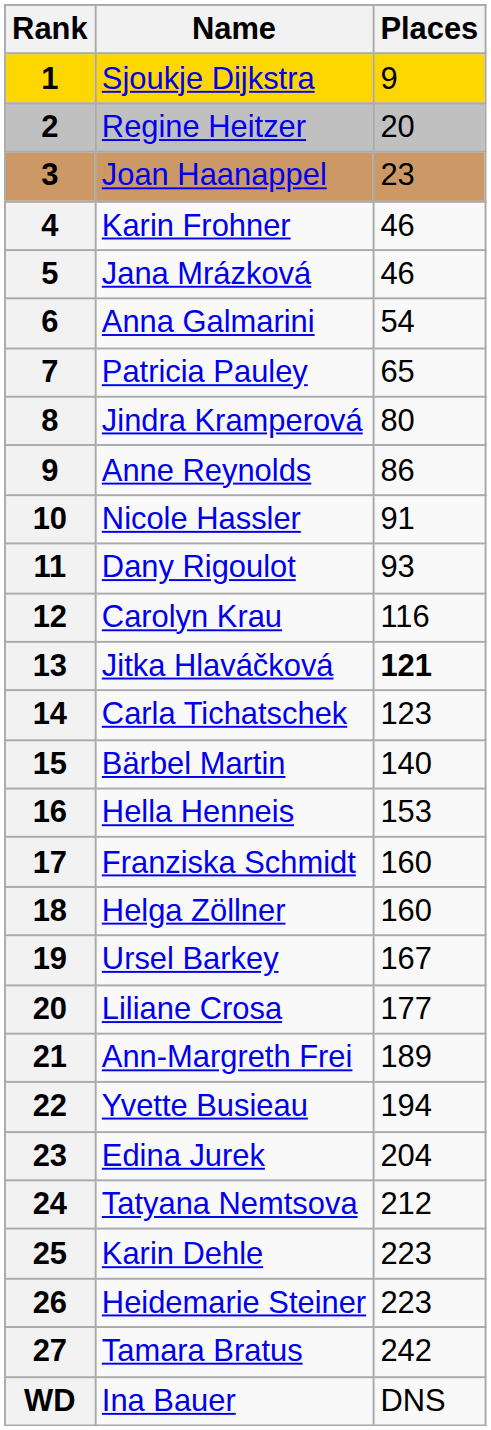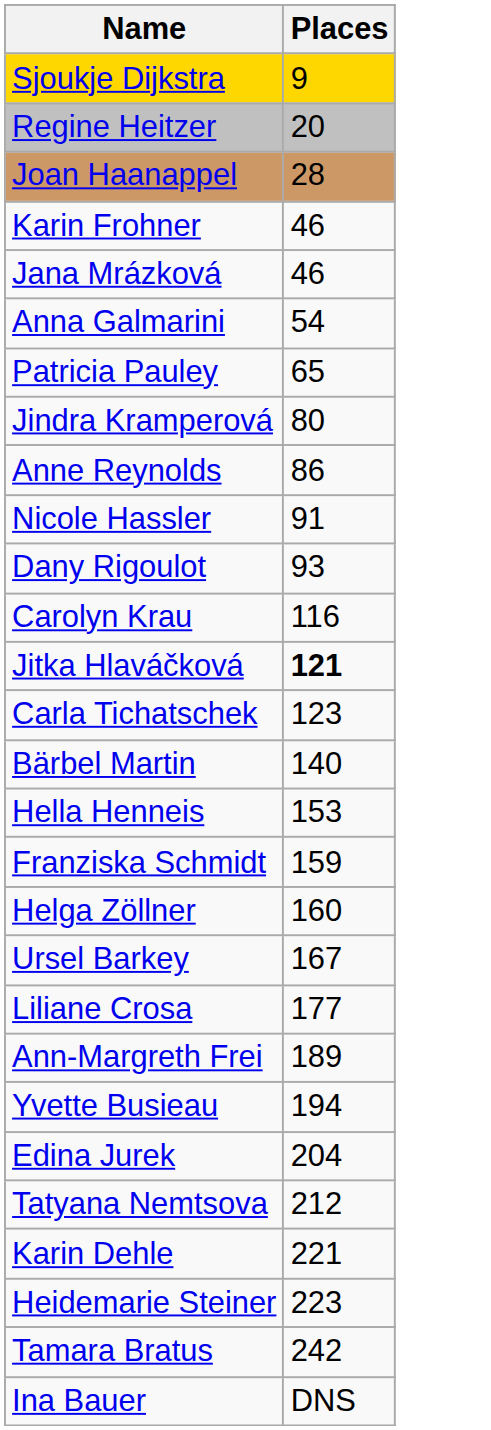- column: (50, 28)
(398, 175) 23 -> (308, 175) 28
(406, 861) 160 -> (316, 861) 159
(406, 1253) 223 -> (316, 1253) 221
